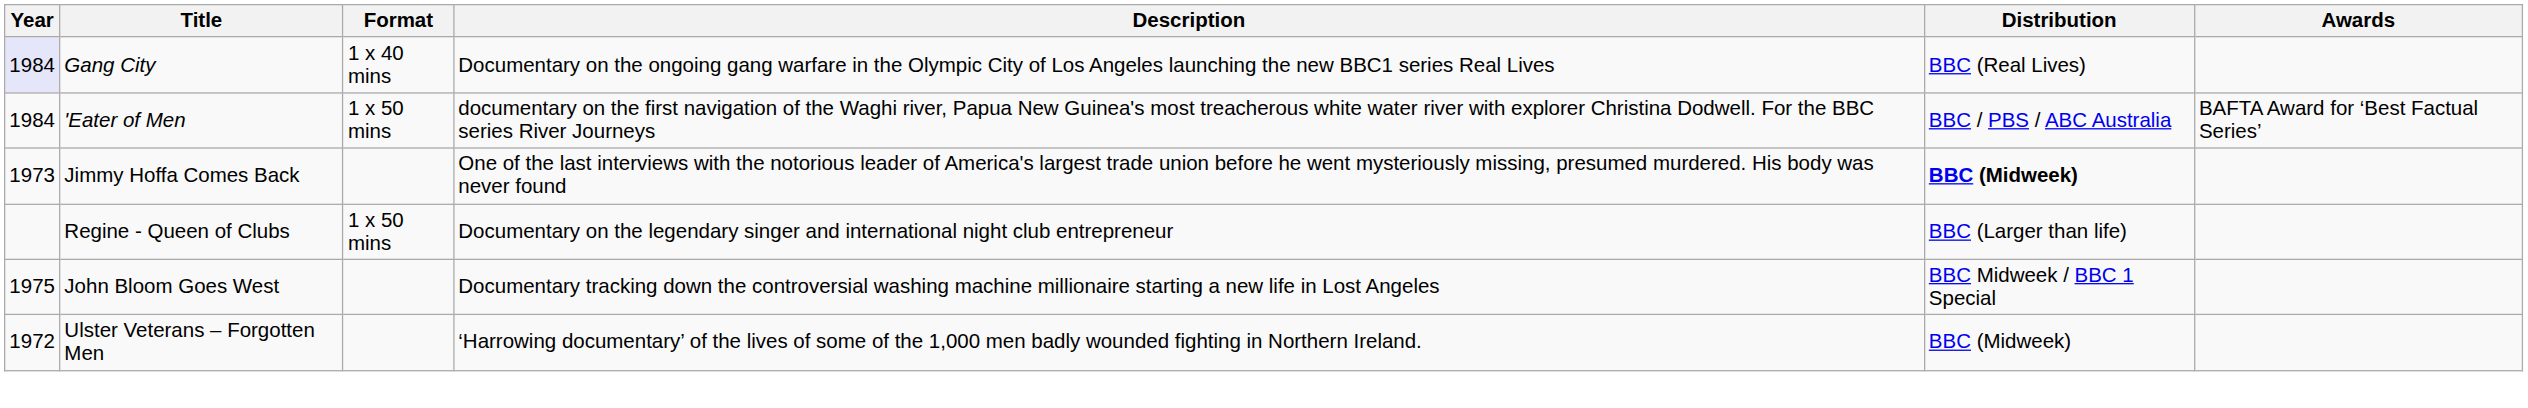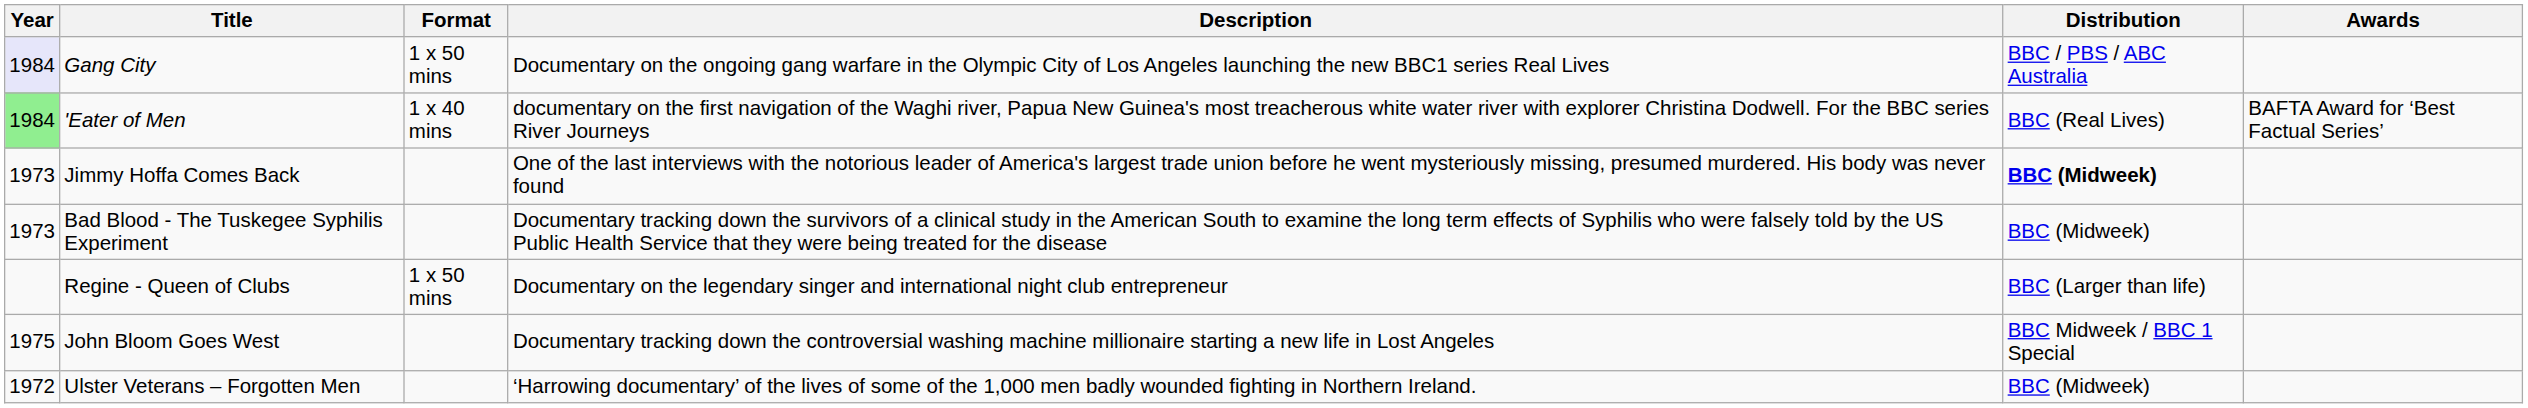(376, 64) 1 x 40 mins -> (437, 64) 1 x 50 mins
(2007, 64) BBC (Real Lives) -> (2087, 64) BBC / PBS / ABC Australia
(32, 120) no background -> (32, 120) lightgreen background
(376, 120) 1 x 50 mins -> (437, 120) 1 x 40 mins
(2050, 120) BBC / PBS / ABC Australia -> (2086, 120) BBC (Real Lives)
+ row: (224, 231)
